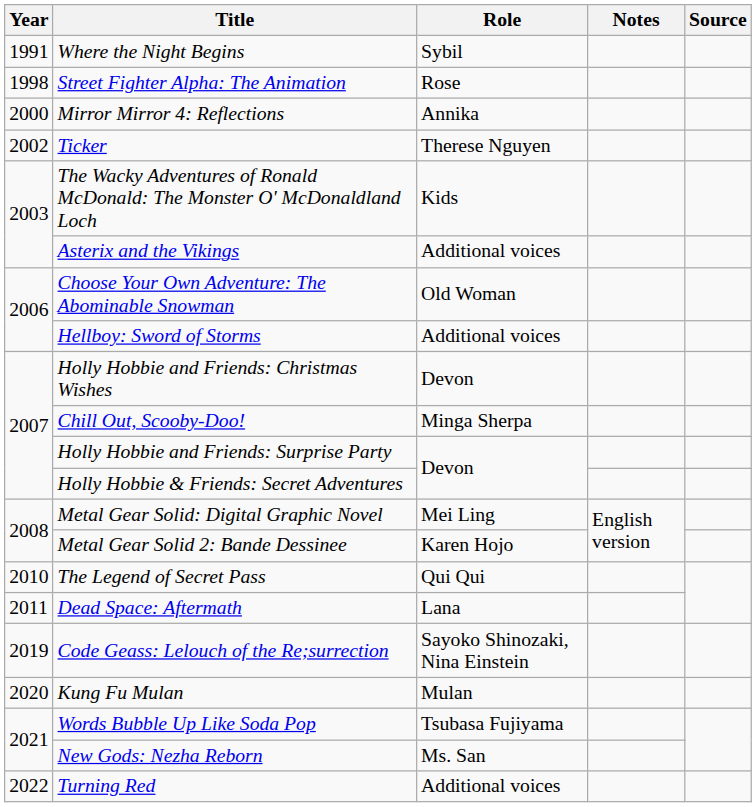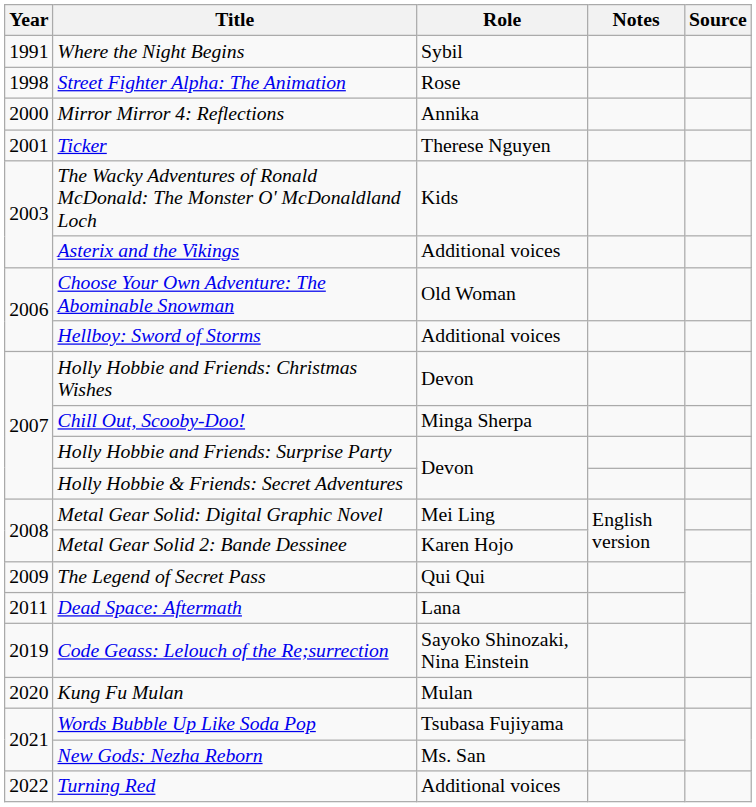(29, 144) 2002 -> (29, 144) 2001
(29, 576) 2010 -> (29, 576) 2009
